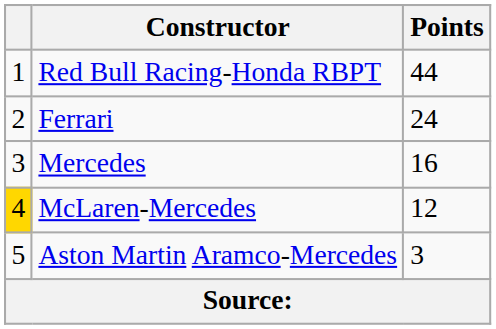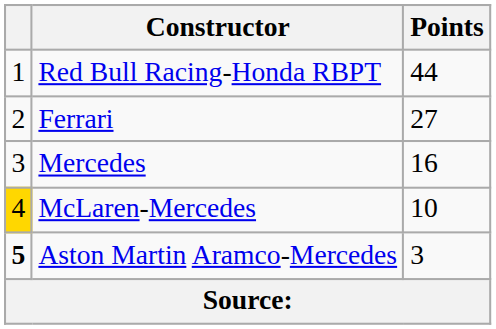(424, 117) 24 -> (424, 117) 27
(424, 209) 12 -> (424, 209) 10
(18, 254) normal -> (18, 254) bold
